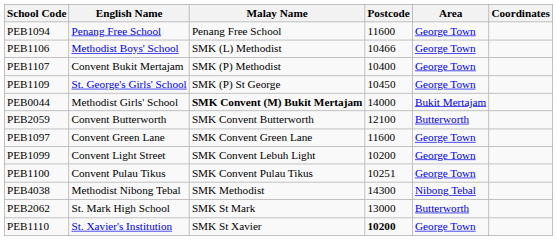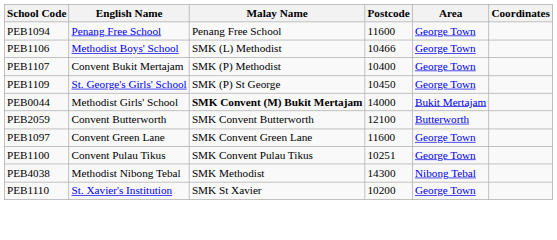- row: (28, 155)
- row: (28, 208)
(382, 226) bold -> (382, 191) normal
